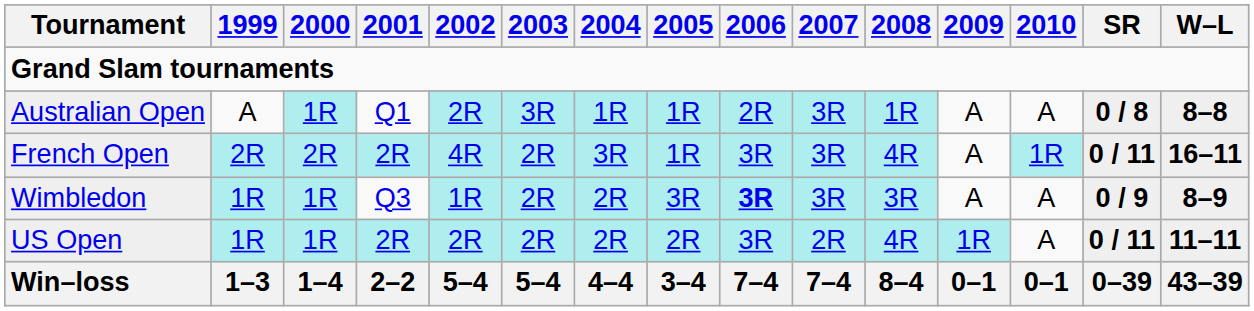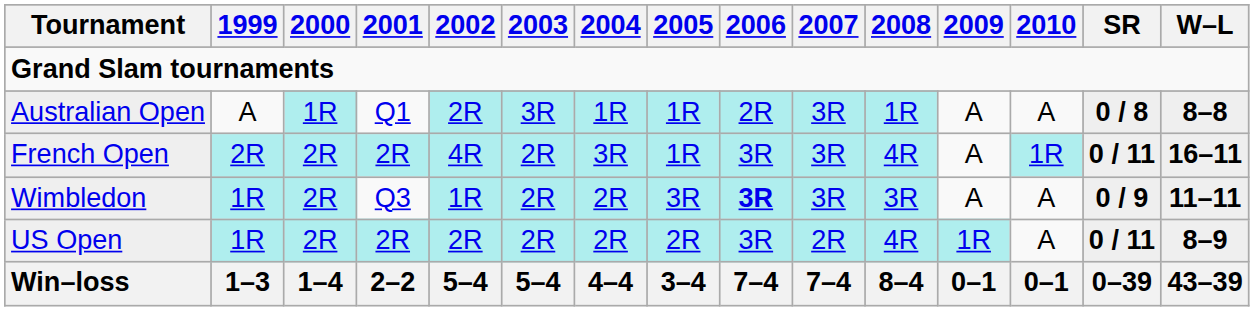(320, 197) 1R -> (320, 197) 2R
(1205, 197) 8–9 -> (1205, 197) 11–11
(320, 240) 1R -> (320, 240) 2R
(1205, 240) 11–11 -> (1205, 240) 8–9
